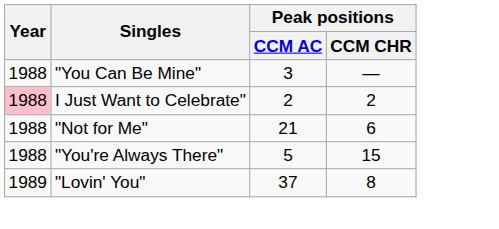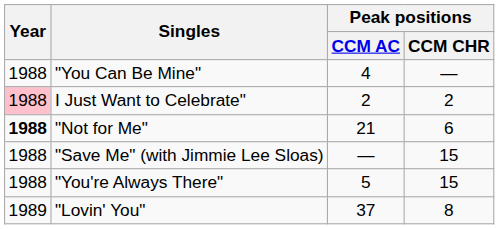(288, 73) 3 -> (366, 73) 4
(28, 127) normal -> (28, 127) bold
+ row: (189, 155)
